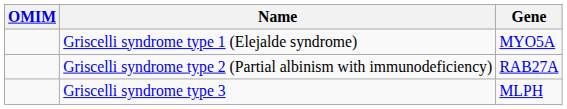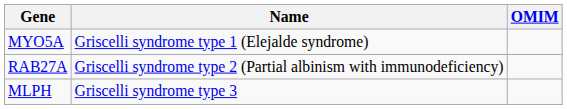columns swapped: (32, 16) <-> (529, 16)
